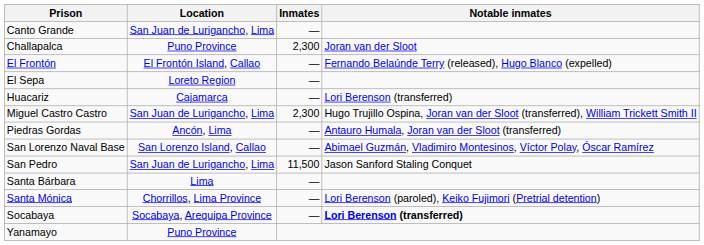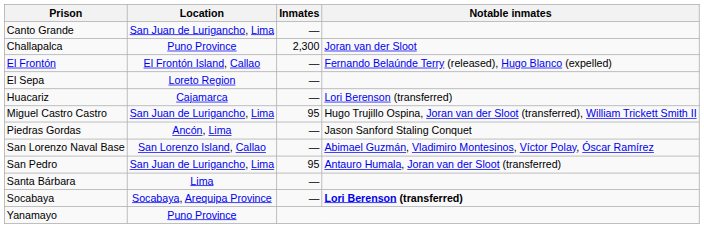(306, 114) 2,300 -> (313, 114) 95
(443, 131) Antauro Humala, Joran van der Sloot (transferred) -> (398, 131) Jason Sanford Staling Conquet
(303, 165) 11,500 -> (313, 165) 95
(398, 165) Jason Sanford Staling Conquet -> (443, 165) Antauro Humala, Joran van der Sloot (transferred)
- row: (39, 198)
